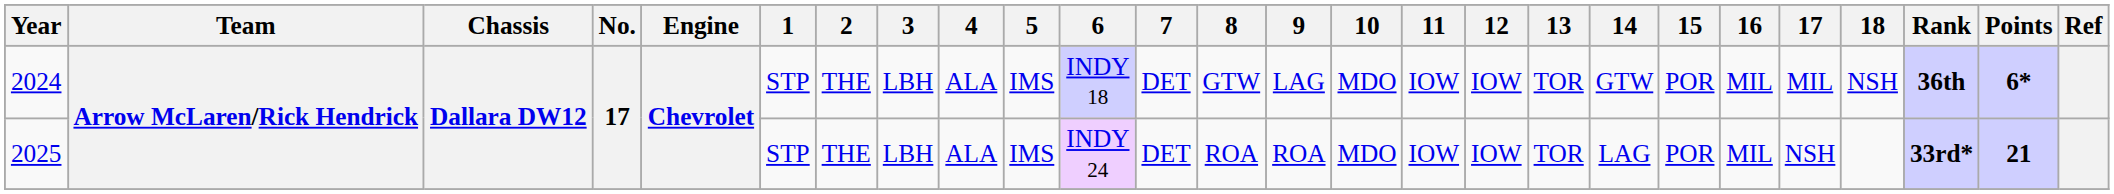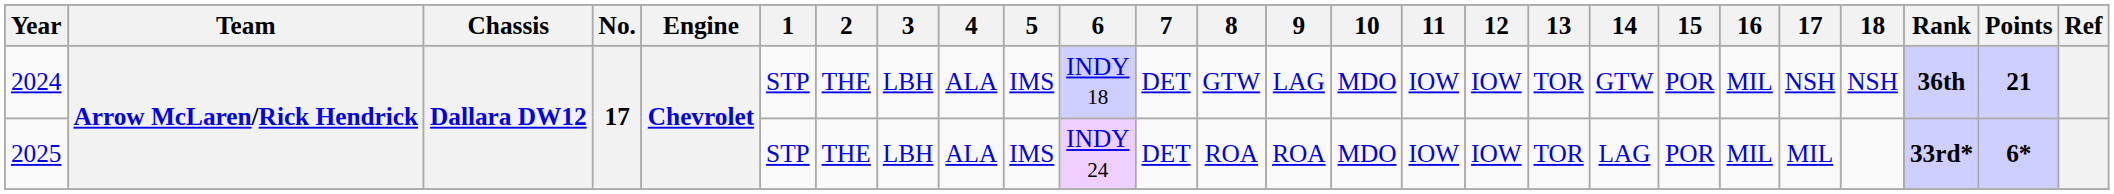(1810, 81) MIL -> (1810, 81) NSH
(2019, 81) 6* -> (2019, 81) 21
(1810, 153) NSH -> (1810, 153) MIL
(2019, 153) 21 -> (2019, 153) 6*
